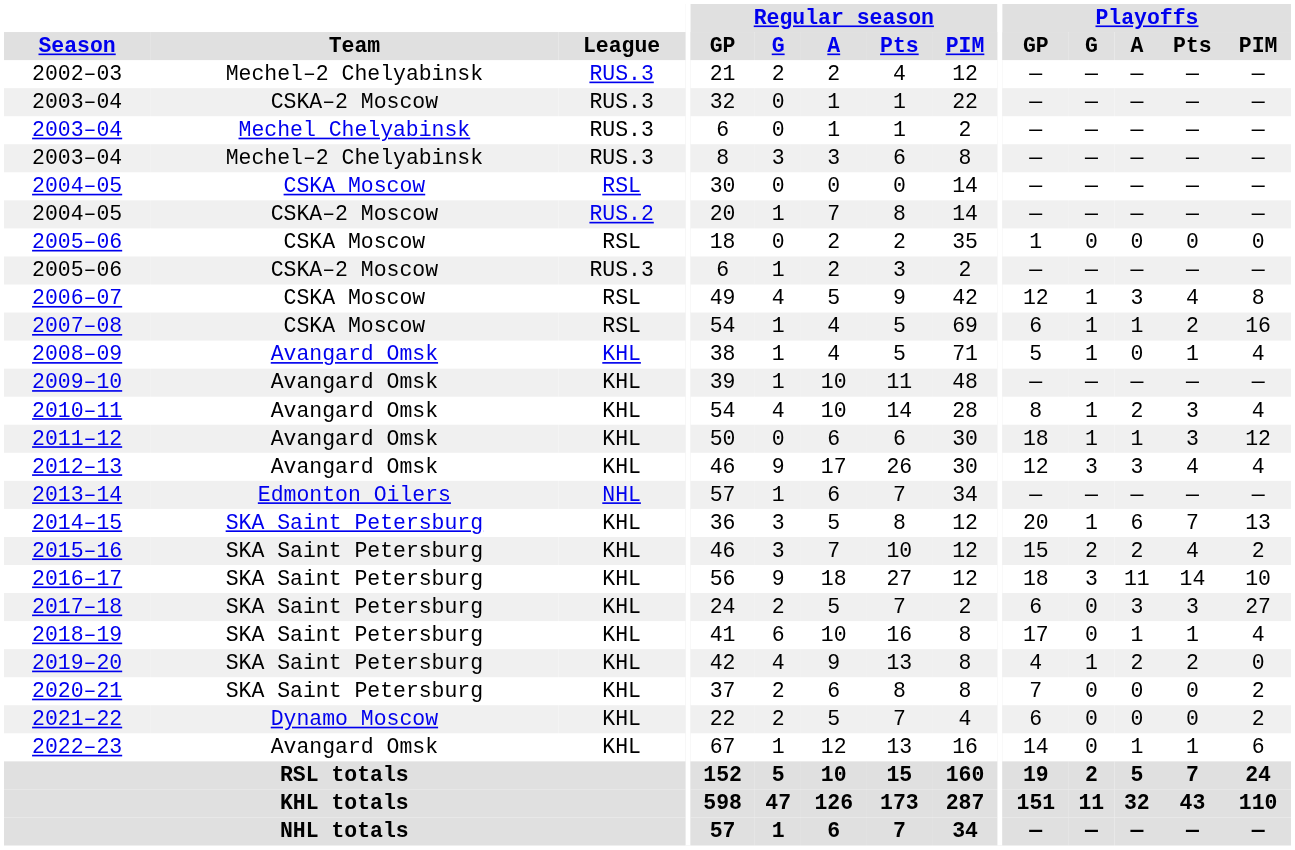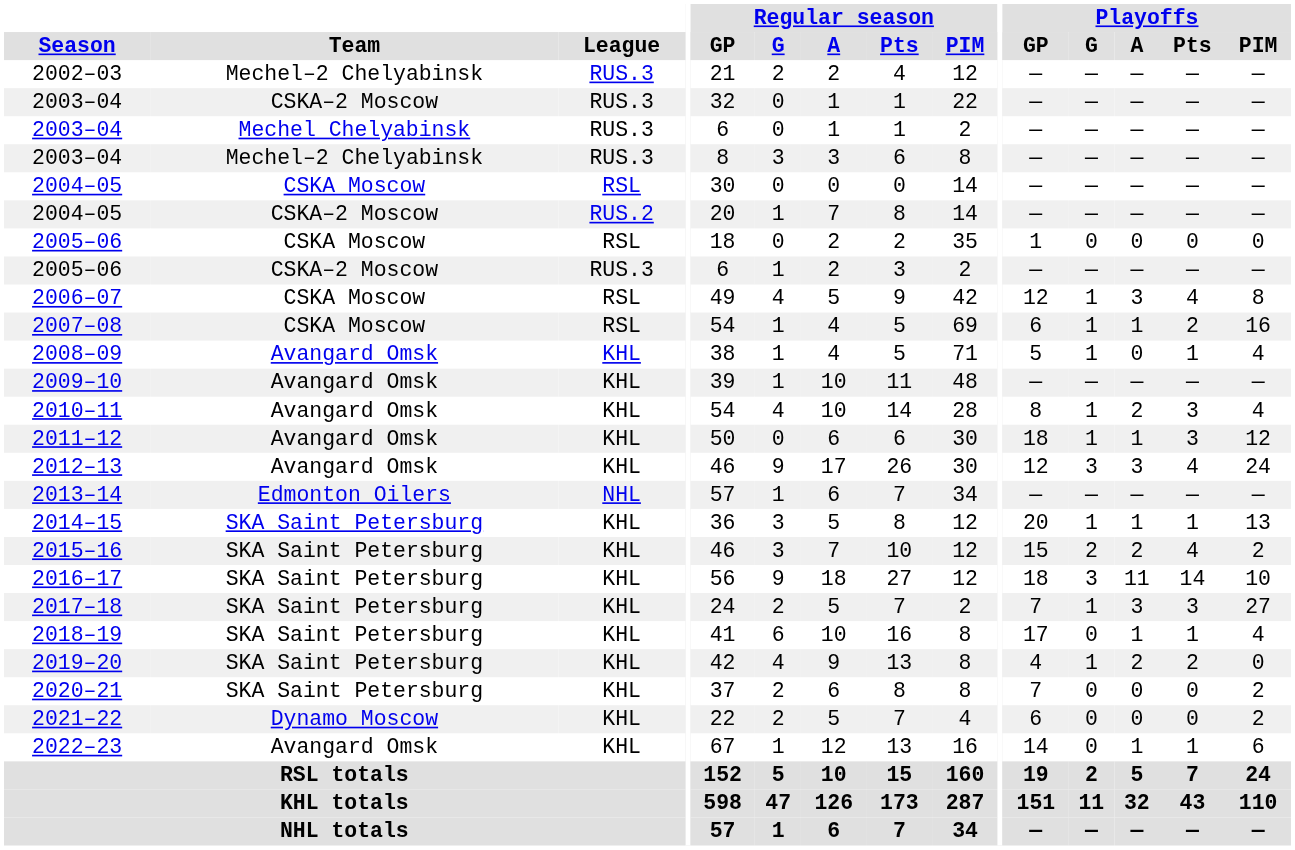(1258, 467) 4 -> (1258, 467) 24
(1137, 523) 6 -> (1137, 523) 1
(1192, 523) 7 -> (1192, 523) 1
(1036, 607) 6 -> (1036, 607) 7
(1091, 607) 0 -> (1091, 607) 1
